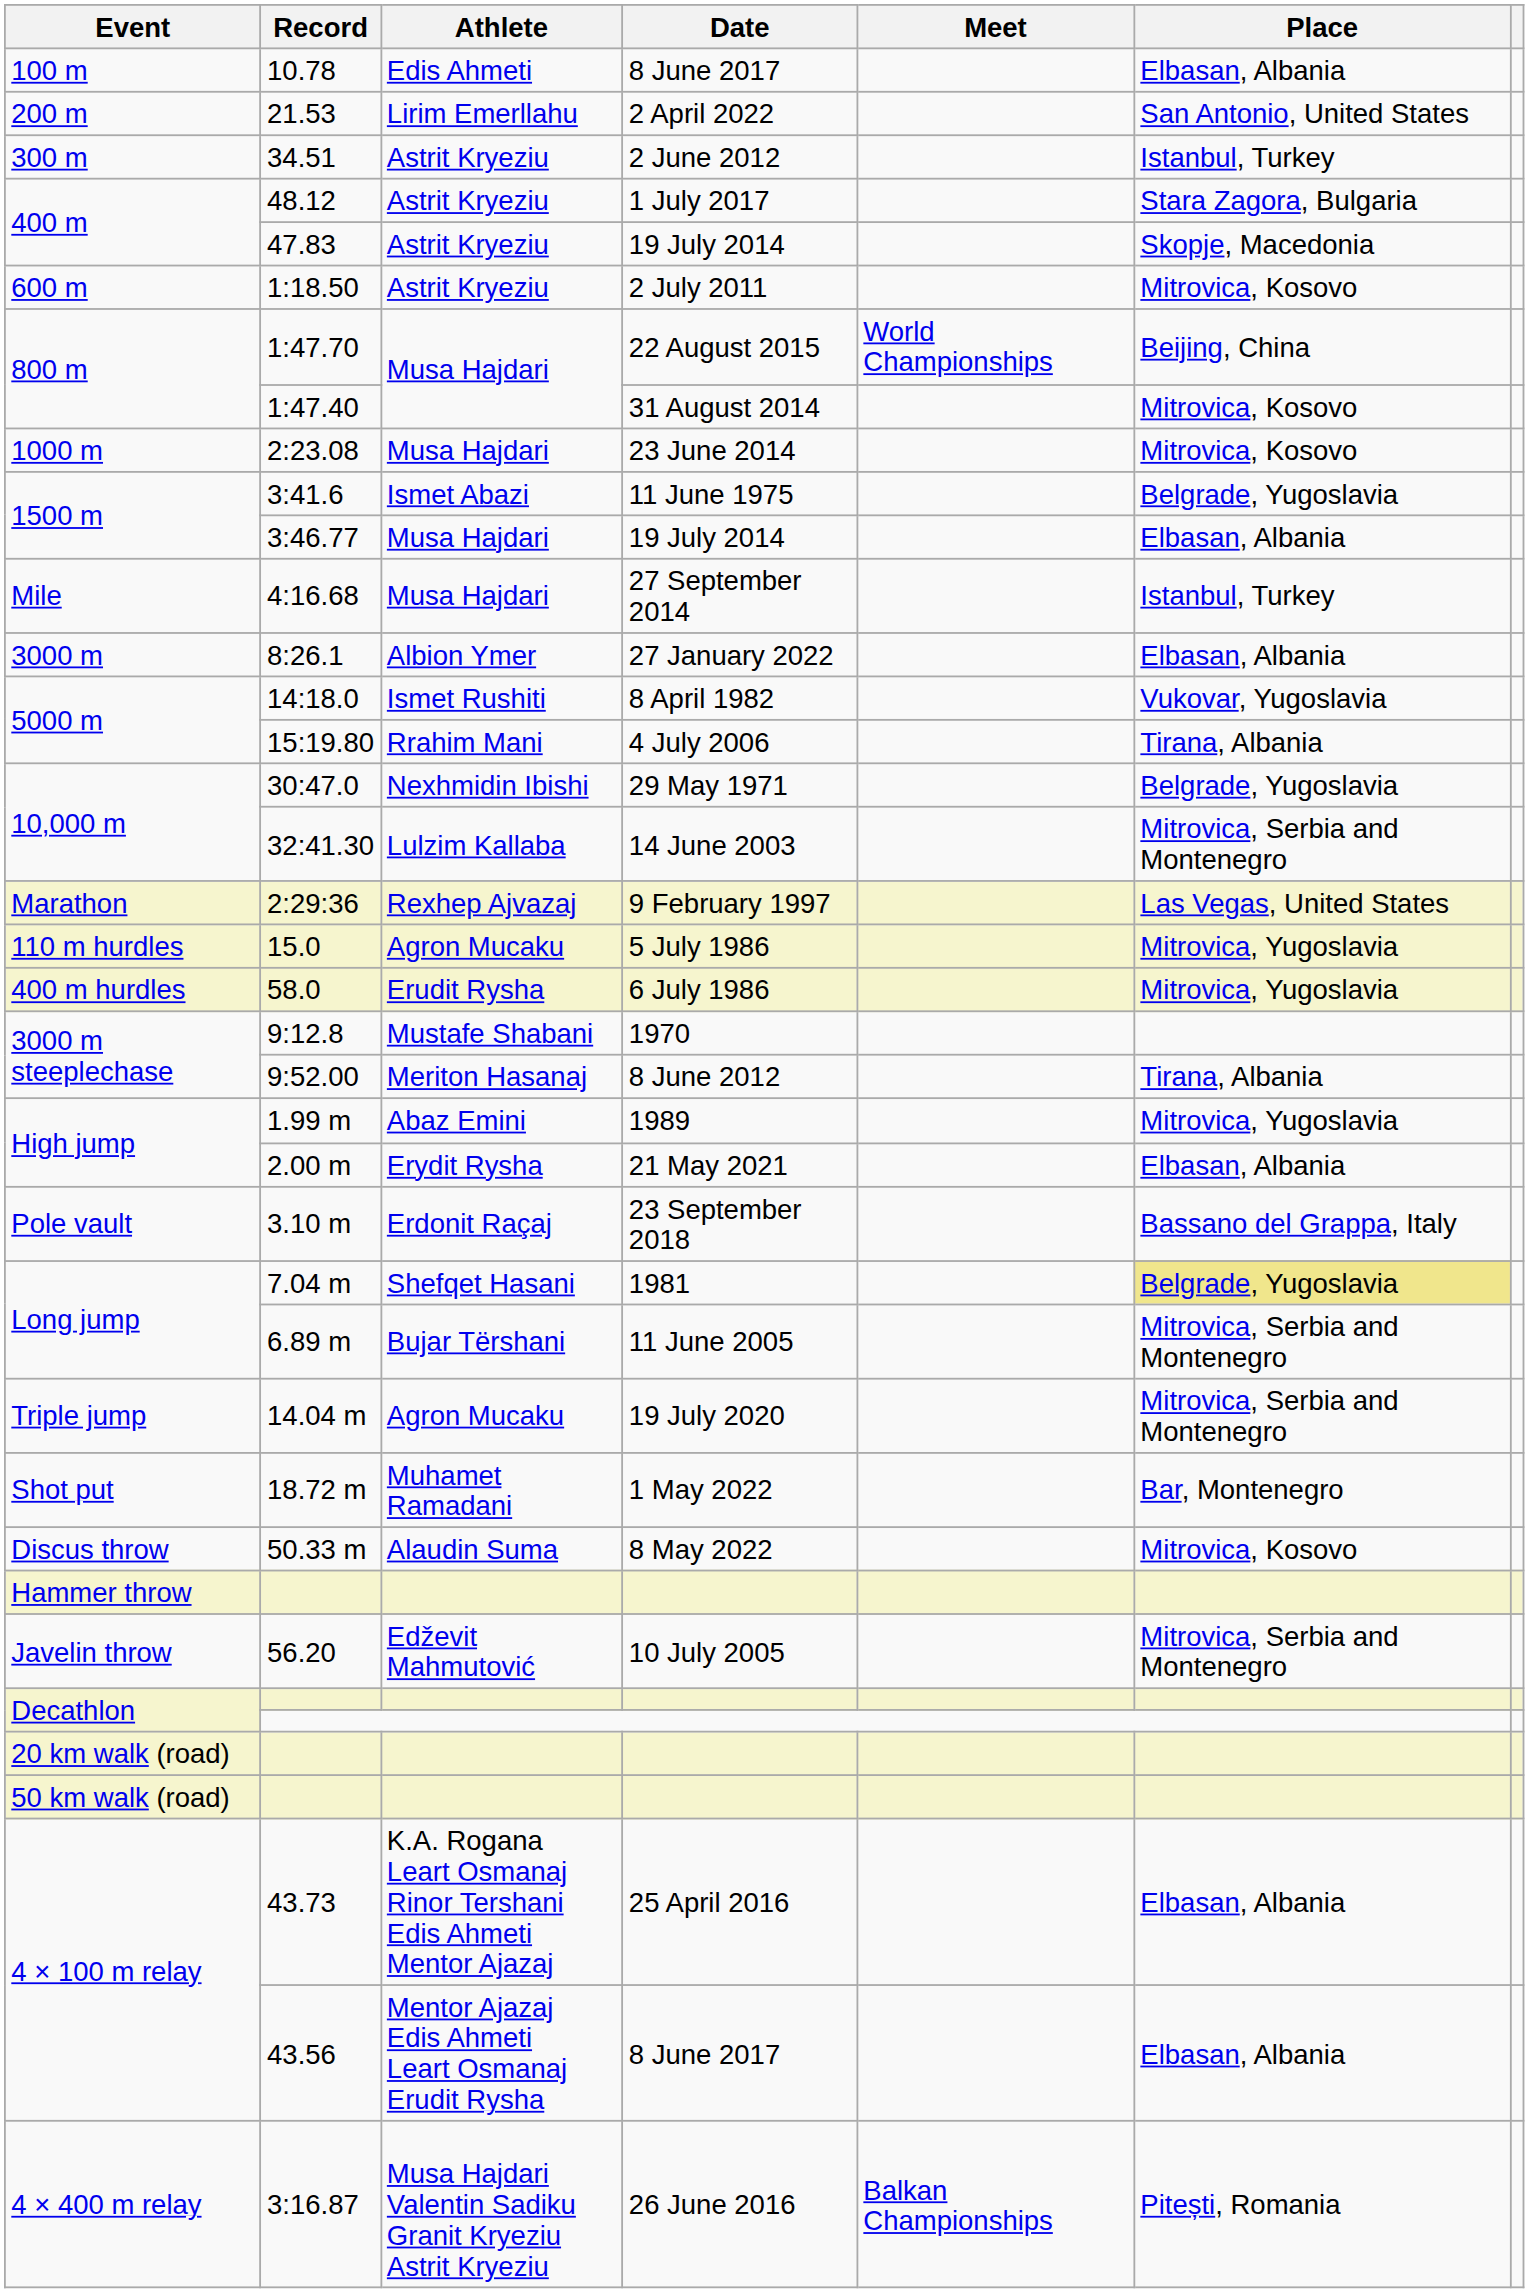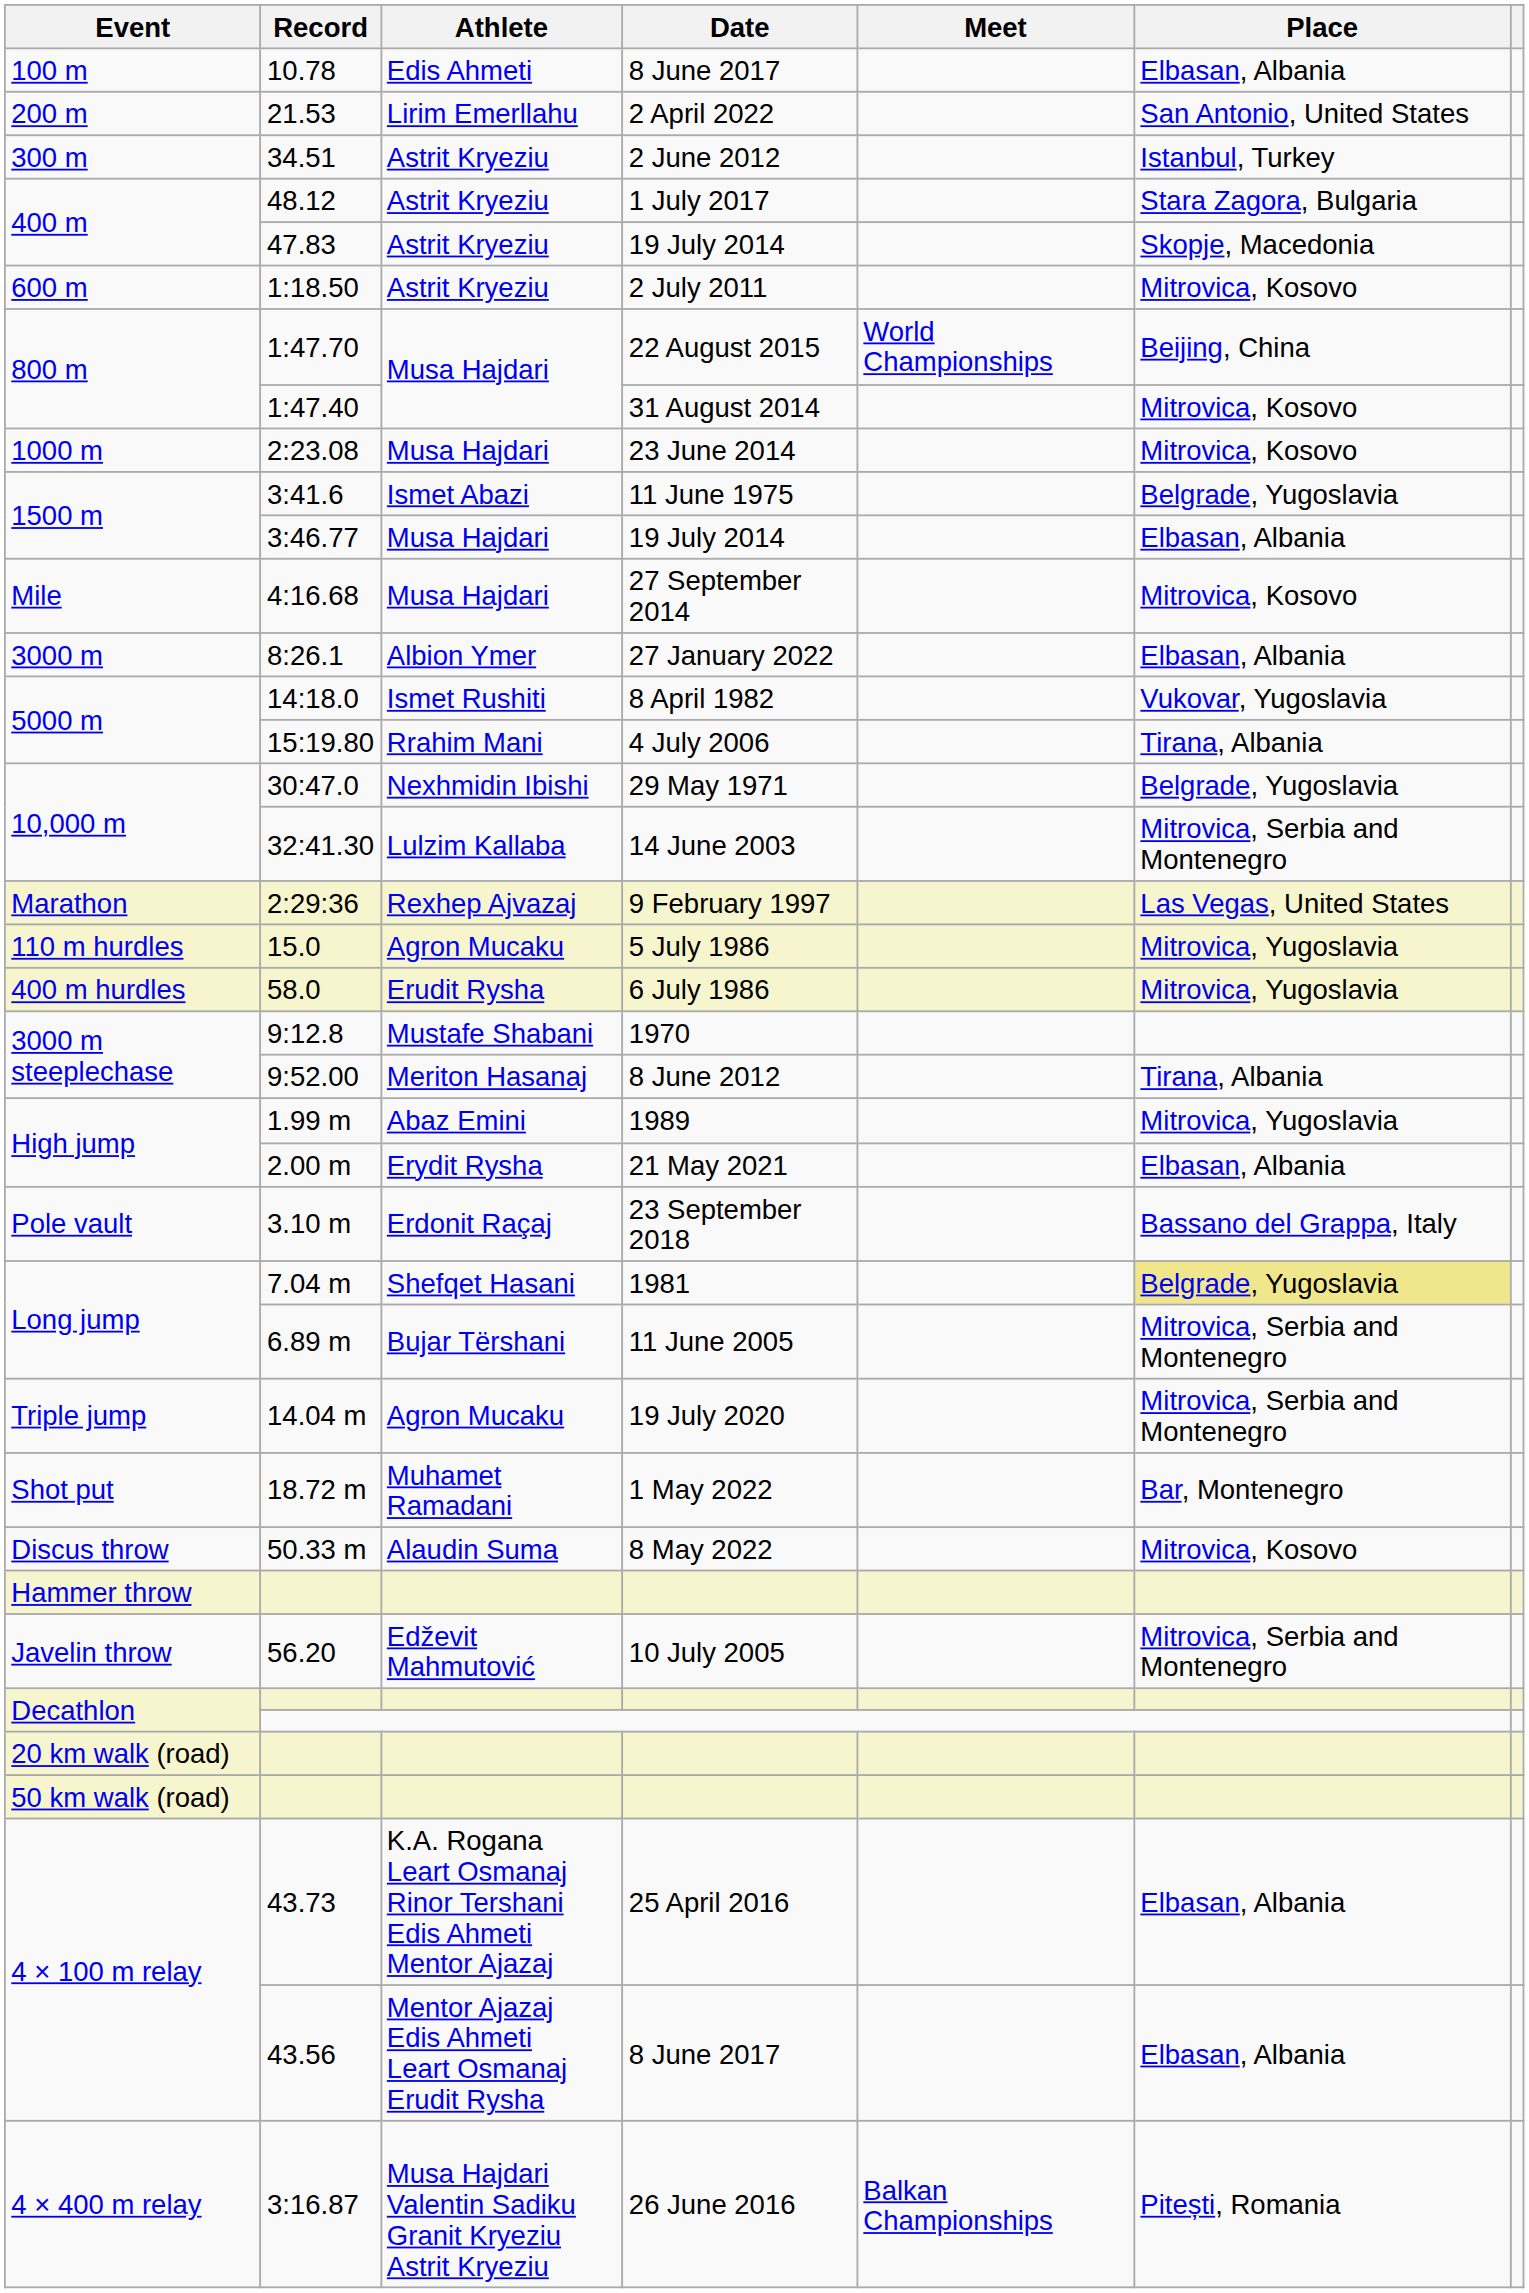(1237, 596) Istanbul, Turkey -> (1249, 596) Mitrovica, Kosovo
